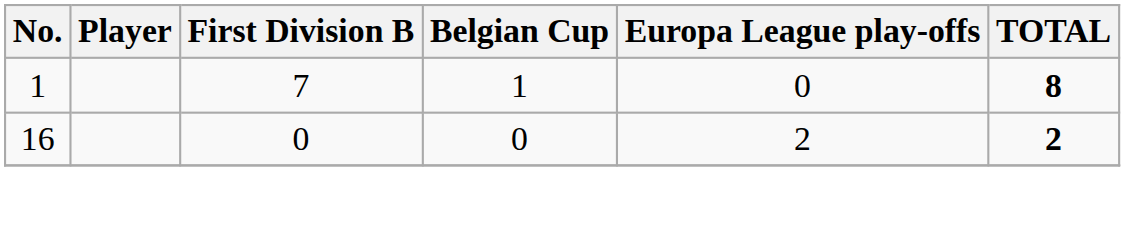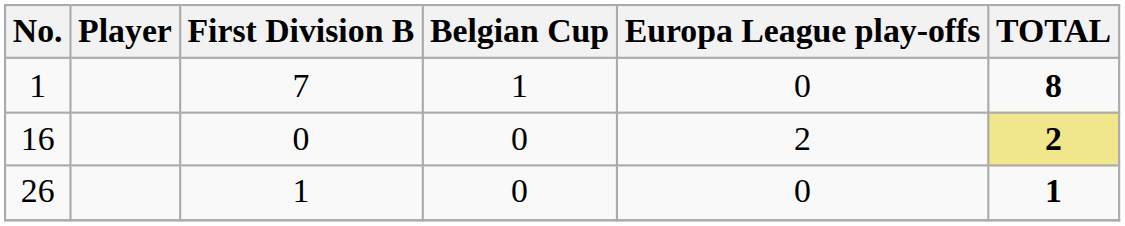(1054, 138) no background -> (1054, 138) khaki background
+ row: (38, 191)
